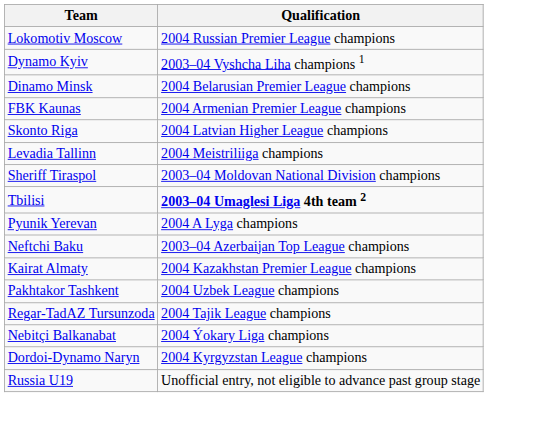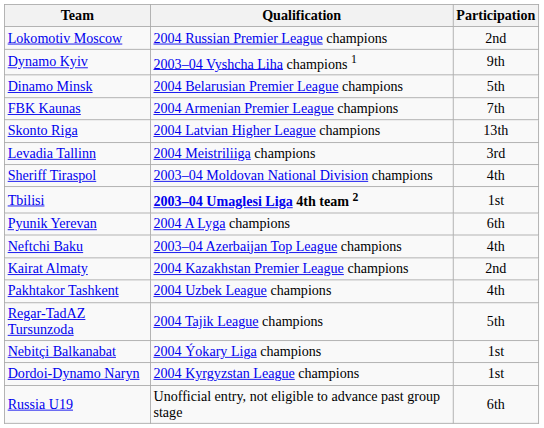+ column: (496, 15)
